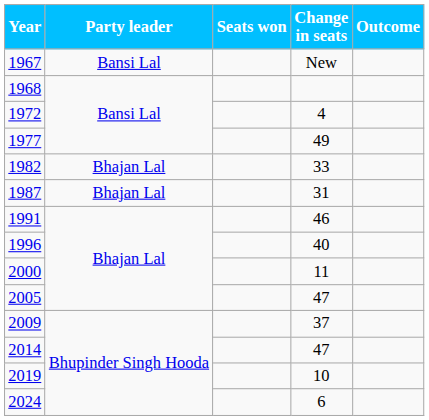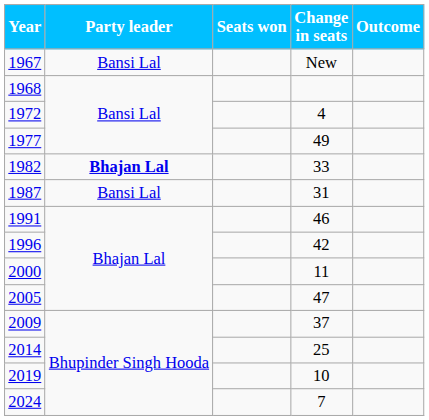(129, 166) normal -> (129, 166) bold
(129, 192) Bhajan Lal -> (129, 192) Bansi Lal
(321, 245) 40 -> (321, 245) 42
(321, 349) 47 -> (321, 349) 25
(321, 402) 6 -> (321, 402) 7
